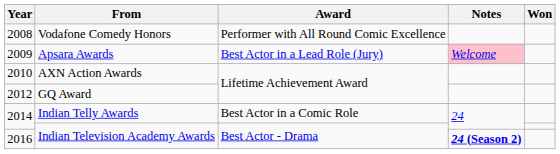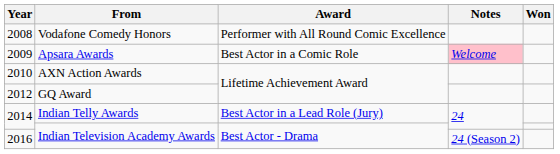(302, 53) Best Actor in a Lead Role (Jury) -> (289, 53) Best Actor in a Comic Role
(289, 113) Best Actor in a Comic Role -> (302, 113) Best Actor in a Lead Role (Jury)
(486, 138) bold -> (486, 138) normal
